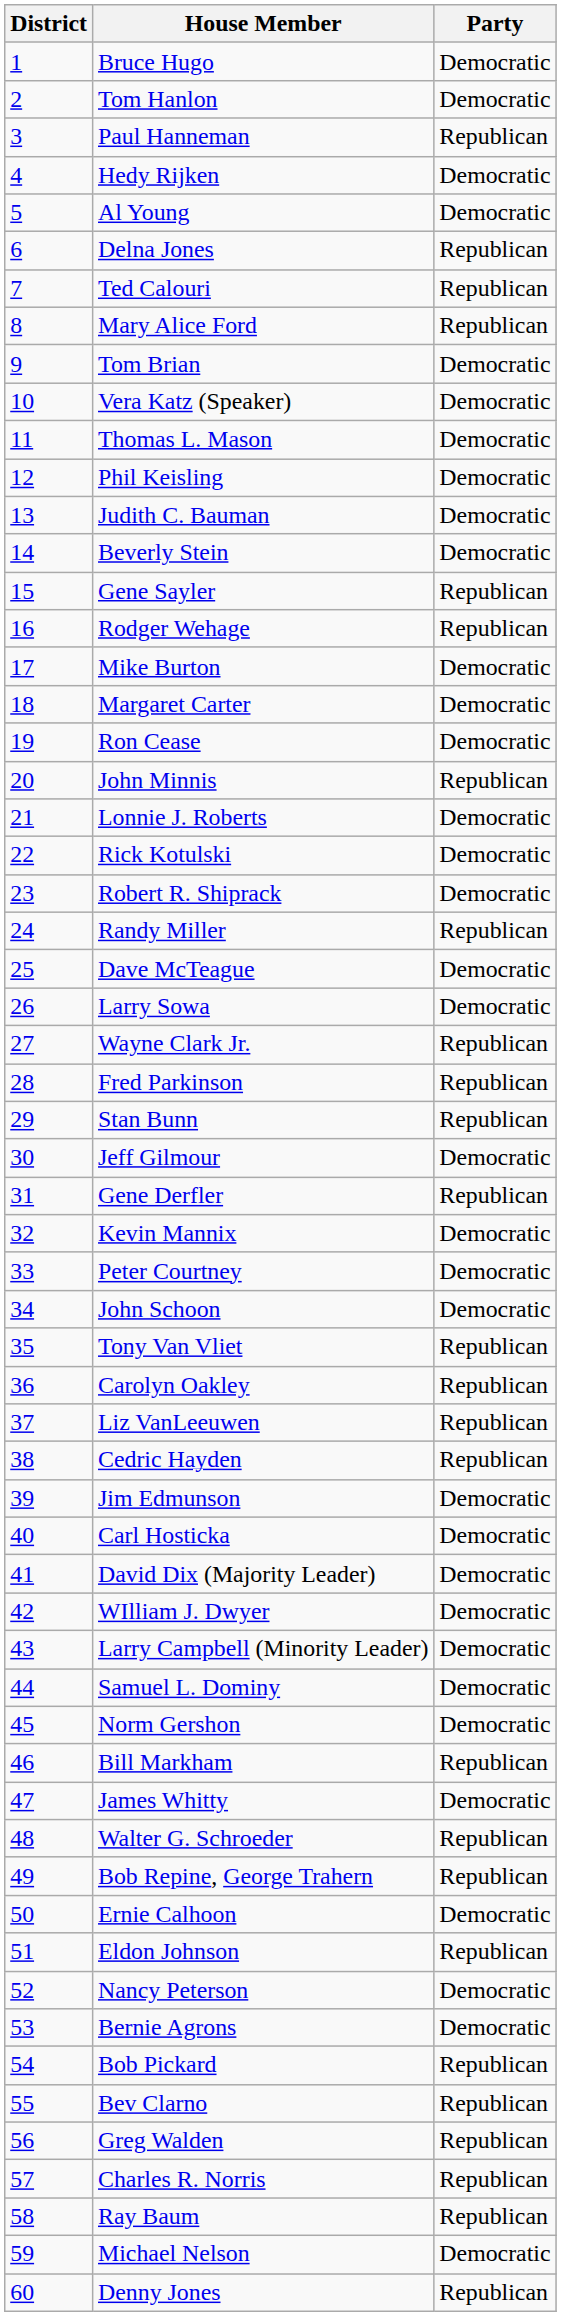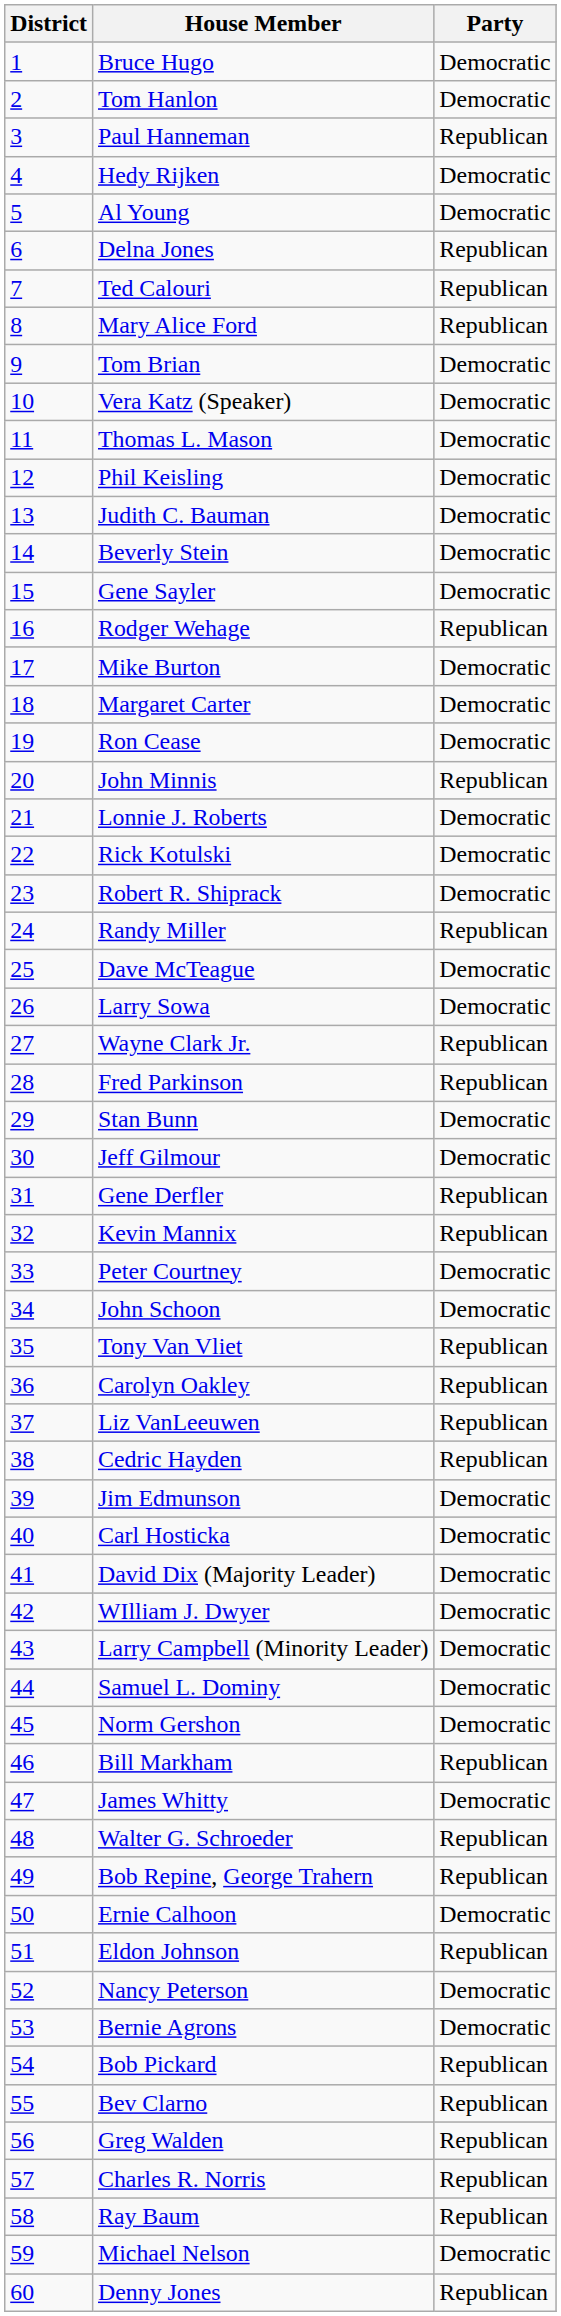(494, 590) Republican -> (495, 590) Democratic
(494, 1119) Republican -> (495, 1119) Democratic
(495, 1233) Democratic -> (494, 1233) Republican
